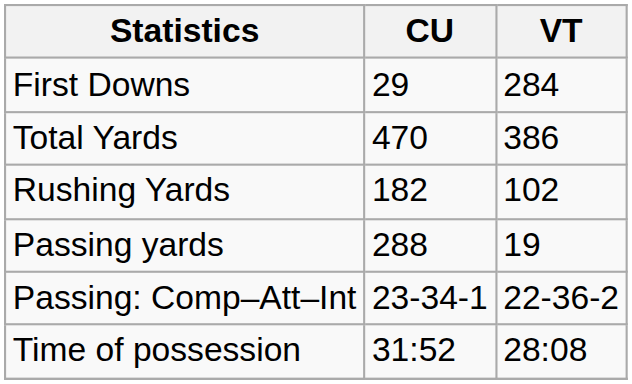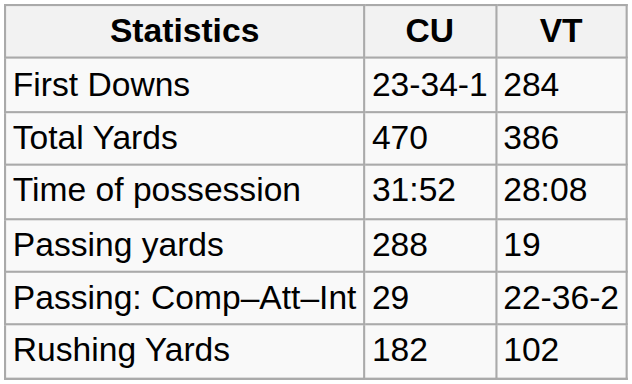(391, 84) 29 -> (430, 84) 23-34-1
rows swapped: (121, 191) <-> (157, 350)
(430, 297) 23-34-1 -> (391, 297) 29
